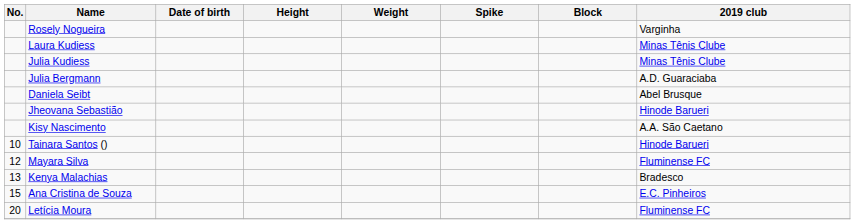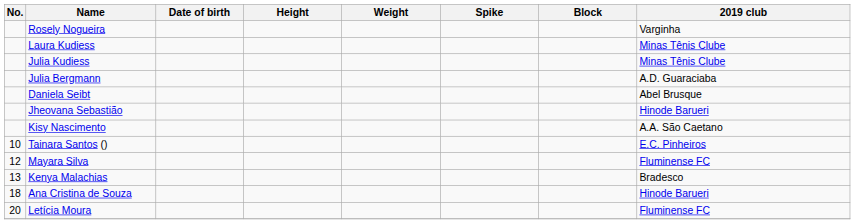(674, 144) Hinode Barueri -> (673, 144) E.C. Pinheiros
(15, 194) 15 -> (15, 194) 18
(673, 194) E.C. Pinheiros -> (674, 194) Hinode Barueri
